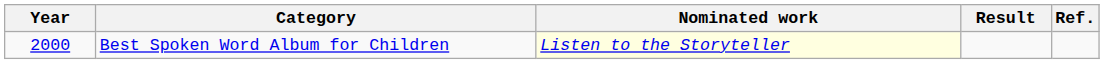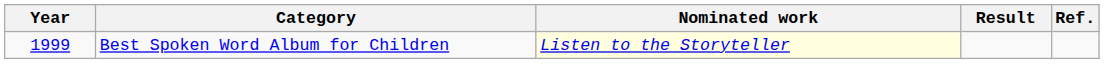(50, 45) 2000 -> (50, 45) 1999
